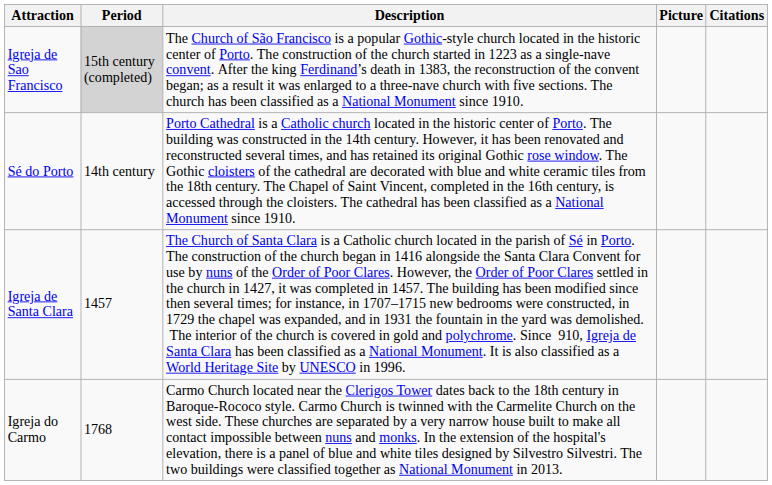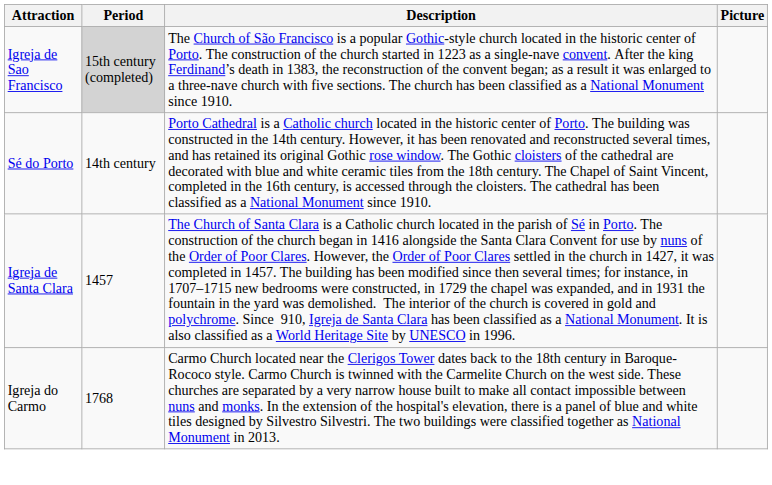- column: (737, 15)
